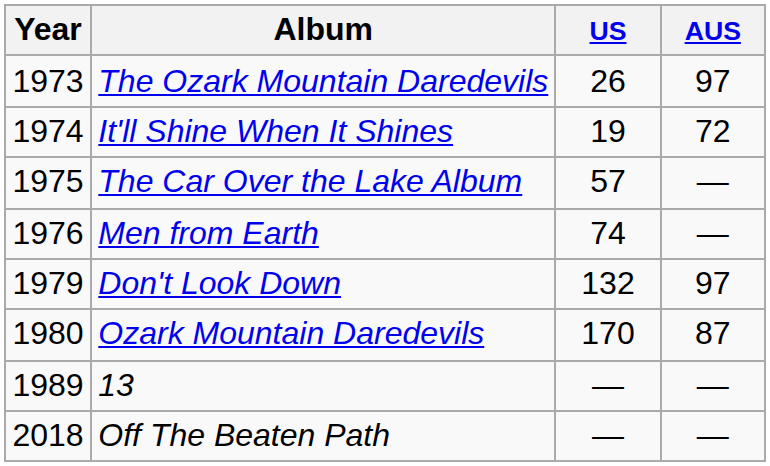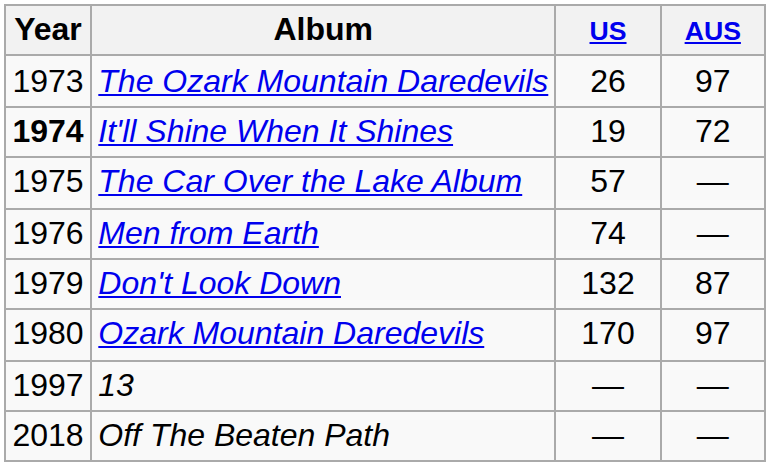(48, 131) normal -> (48, 131) bold
(713, 283) 97 -> (713, 283) 87
(713, 334) 87 -> (713, 334) 97
(48, 385) 1989 -> (48, 385) 1997
